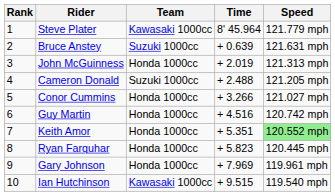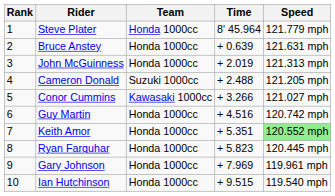(170, 30) Kawasaki 1000cc -> (163, 30) Honda 1000cc
(164, 47) Suzuki 1000cc -> (163, 47) Honda 1000cc
(163, 98) Honda 1000cc -> (170, 98) Kawasaki 1000cc
(170, 183) Kawasaki 1000cc -> (163, 183) Honda 1000cc
